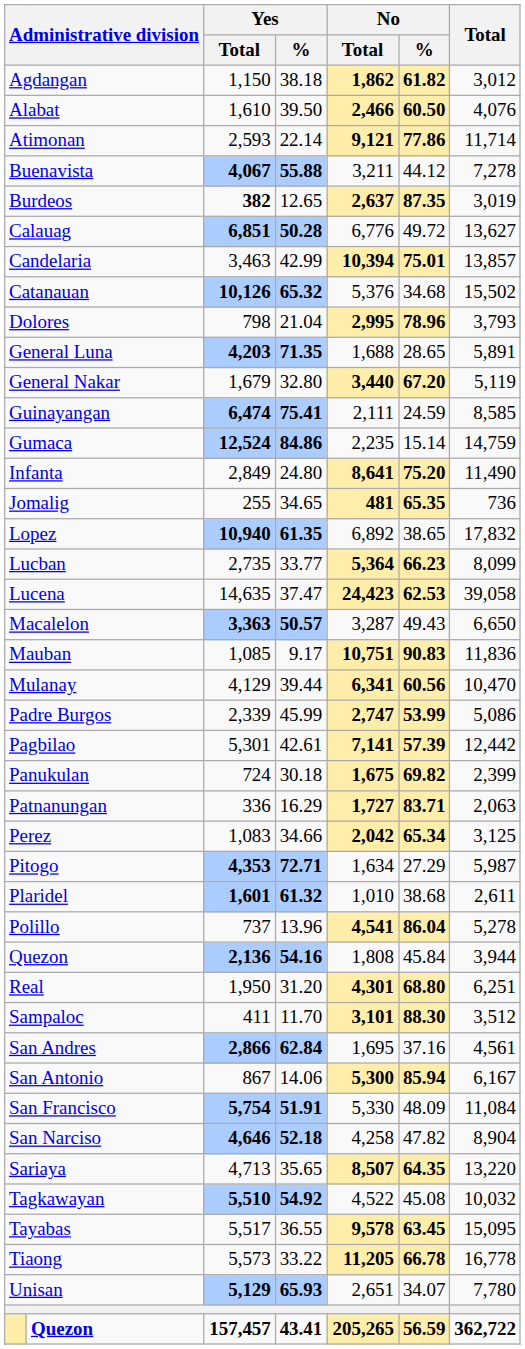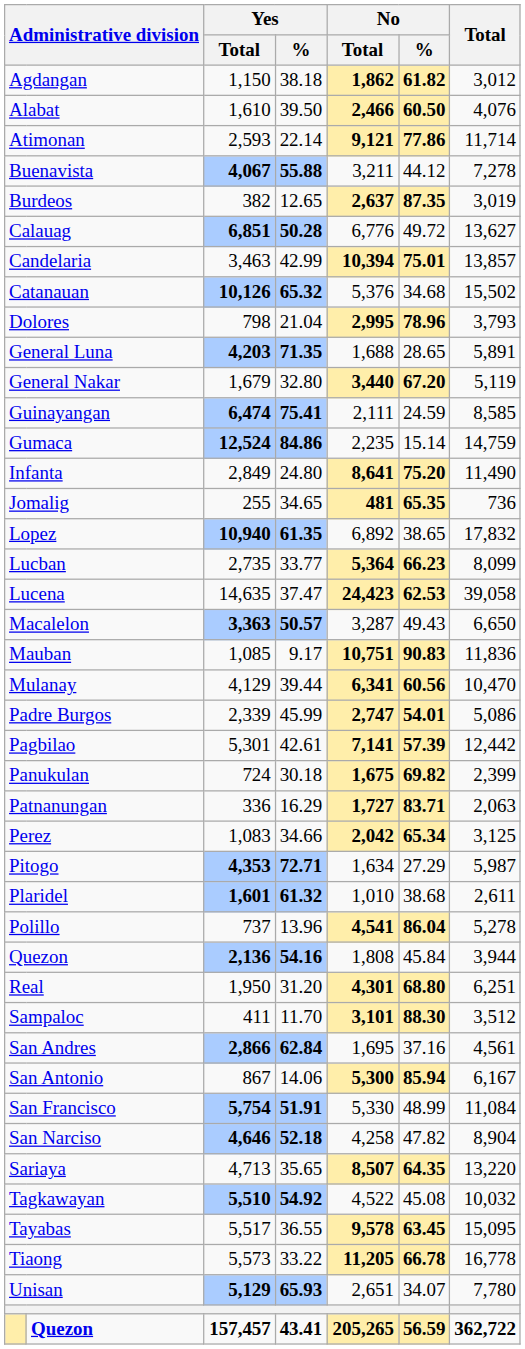(257, 201) bold -> (257, 201) normal
(424, 715) 53.99 -> (424, 715) 54.01
(424, 1108) 48.09 -> (424, 1108) 48.99
